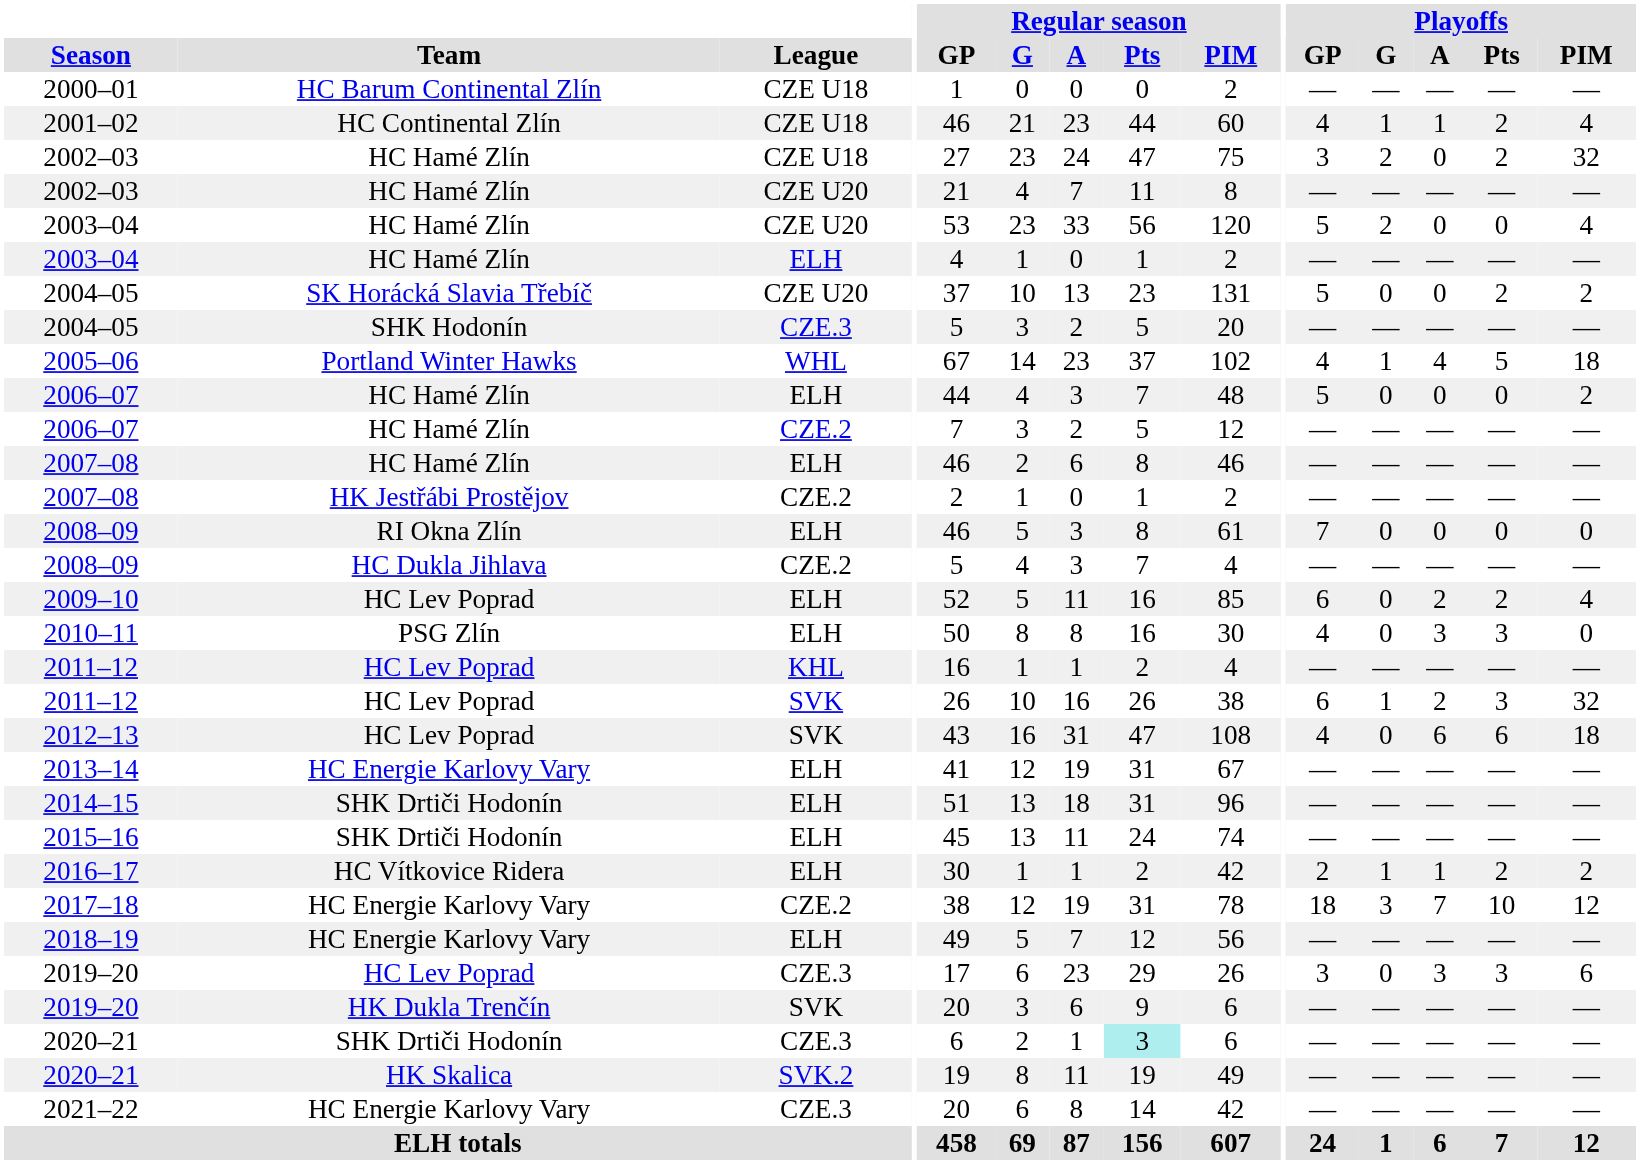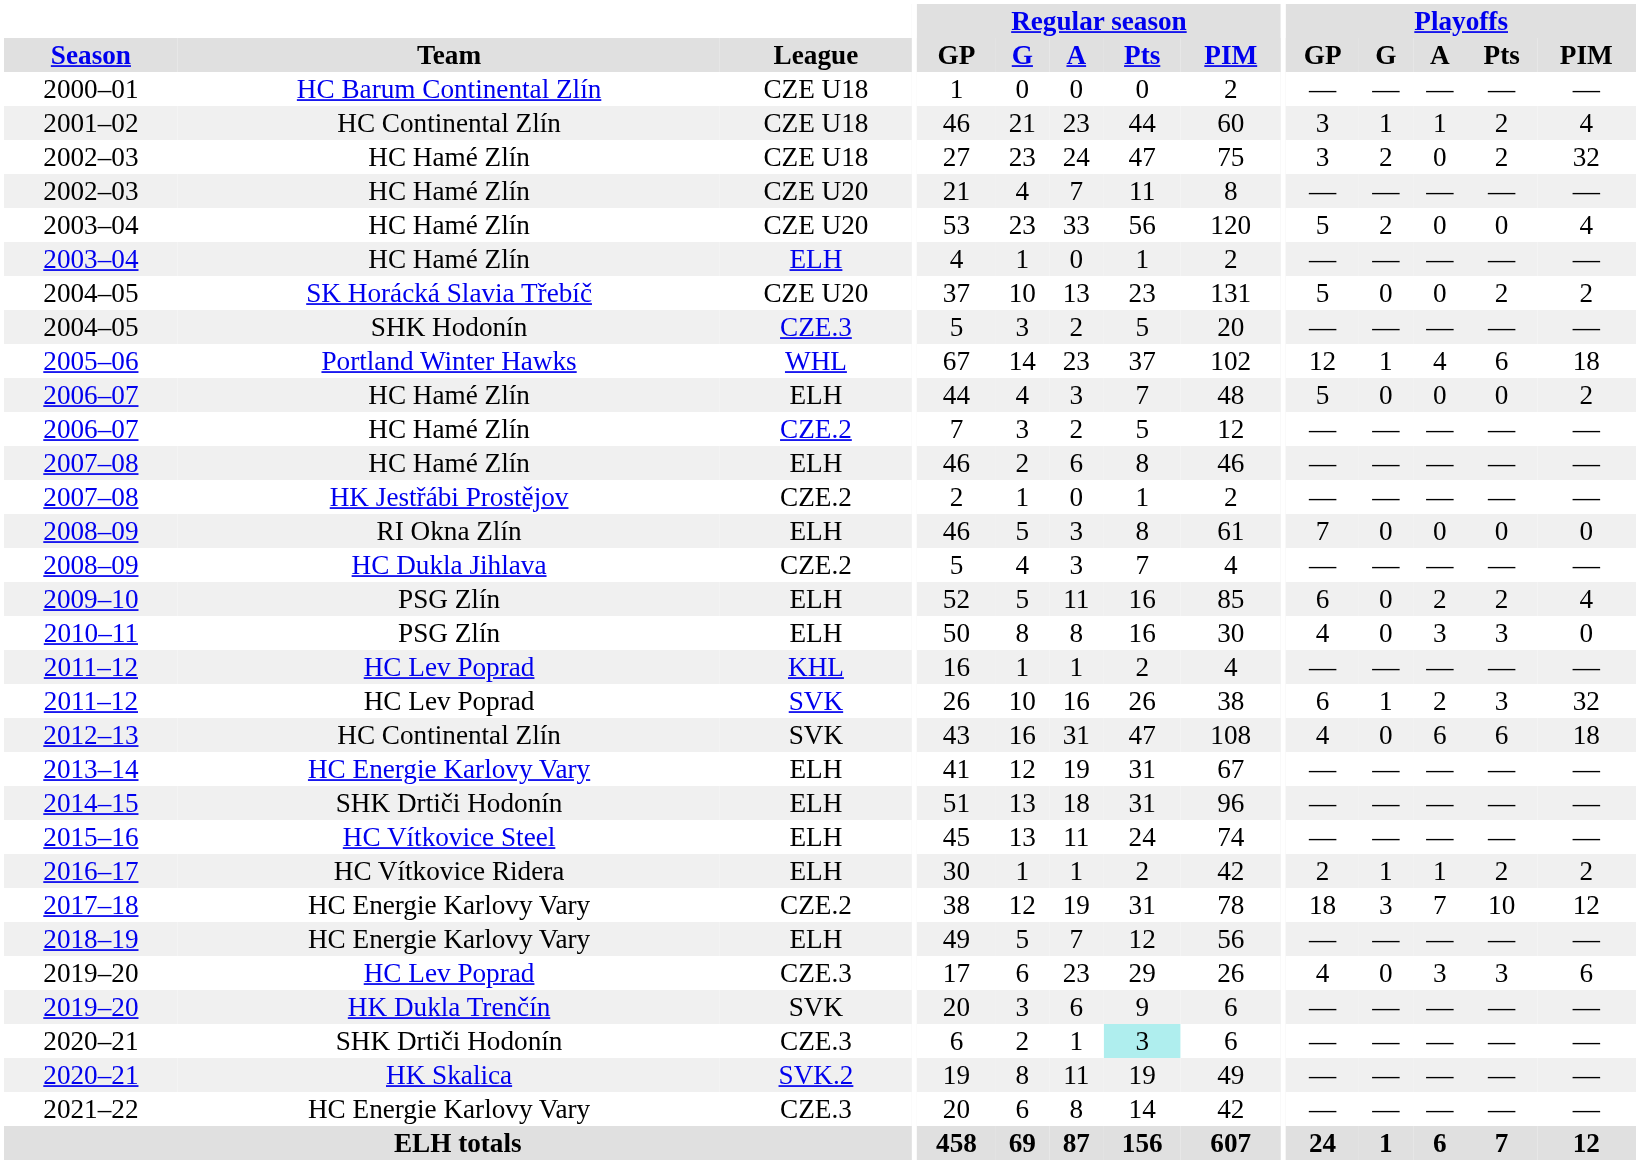(1323, 122) 4 -> (1323, 122) 3
(1323, 360) 4 -> (1323, 360) 12
(1502, 360) 5 -> (1502, 360) 6
(449, 598) HC Lev Poprad -> (449, 598) PSG Zlín
(449, 734) HC Lev Poprad -> (449, 734) HC Continental Zlín
(449, 836) SHK Drtiči Hodonín -> (449, 836) HC Vítkovice Steel
(1323, 972) 3 -> (1323, 972) 4
